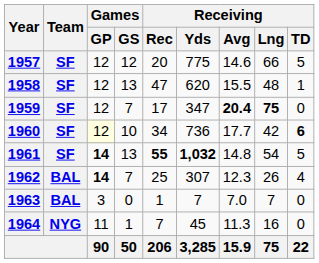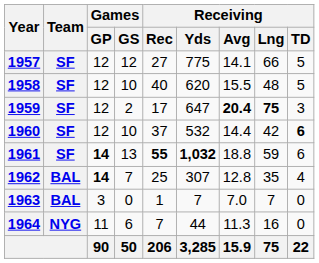(159, 62) 20 -> (159, 62) 27
(237, 62) 14.6 -> (237, 62) 14.1
(129, 85) 13 -> (129, 85) 10
(159, 85) 47 -> (159, 85) 40
(301, 85) 1 -> (301, 85) 5
(129, 108) 7 -> (129, 108) 2
(198, 108) 347 -> (198, 108) 647
(301, 108) 0 -> (301, 108) 3
(101, 131) lightyellow background -> (101, 131) no background
(159, 131) 34 -> (159, 131) 37
(198, 131) 736 -> (198, 131) 532
(237, 131) 17.7 -> (237, 131) 14.4
(237, 154) 14.8 -> (237, 154) 18.8
(271, 154) 54 -> (271, 154) 59
(301, 154) 5 -> (301, 154) 6
(237, 177) 12.3 -> (237, 177) 12.8
(271, 177) 26 -> (271, 177) 35
(129, 223) 1 -> (129, 223) 6
(198, 223) 45 -> (198, 223) 44
